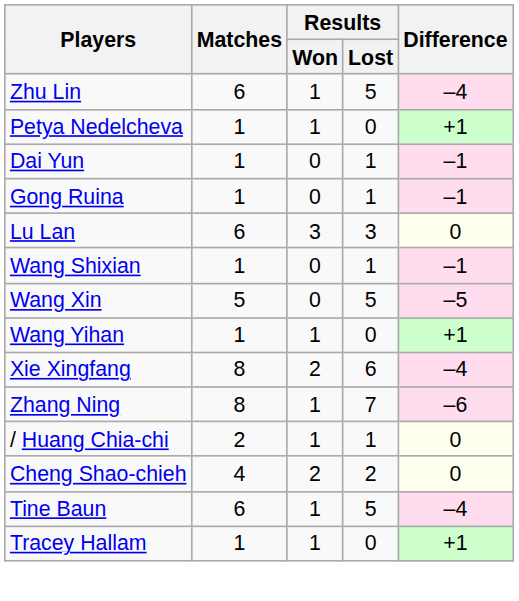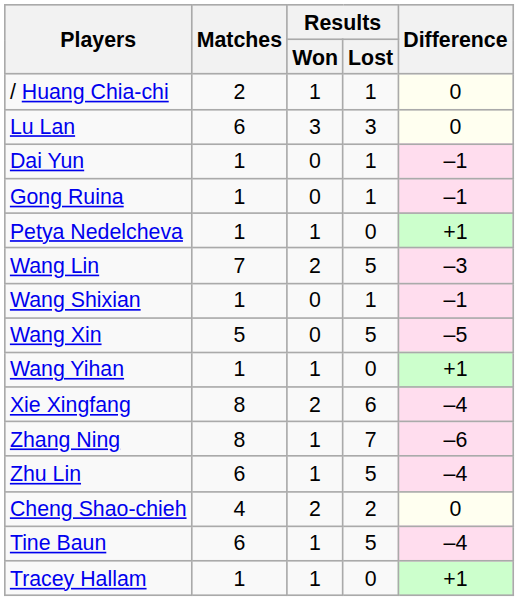rows swapped: (89, 439) <-> (45, 92)
rows swapped: (96, 126) <-> (43, 231)
+ row: (55, 265)
